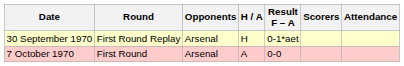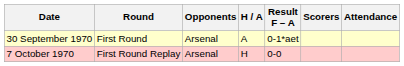(139, 38) First Round Replay -> (122, 38) First Round
(244, 38) H -> (244, 38) A
(122, 54) First Round -> (139, 54) First Round Replay
(244, 54) A -> (244, 54) H
